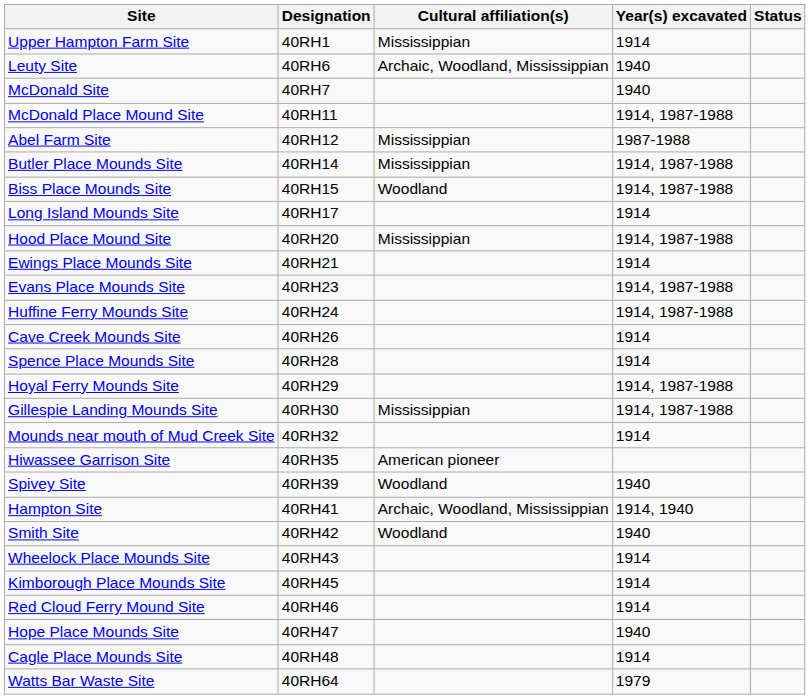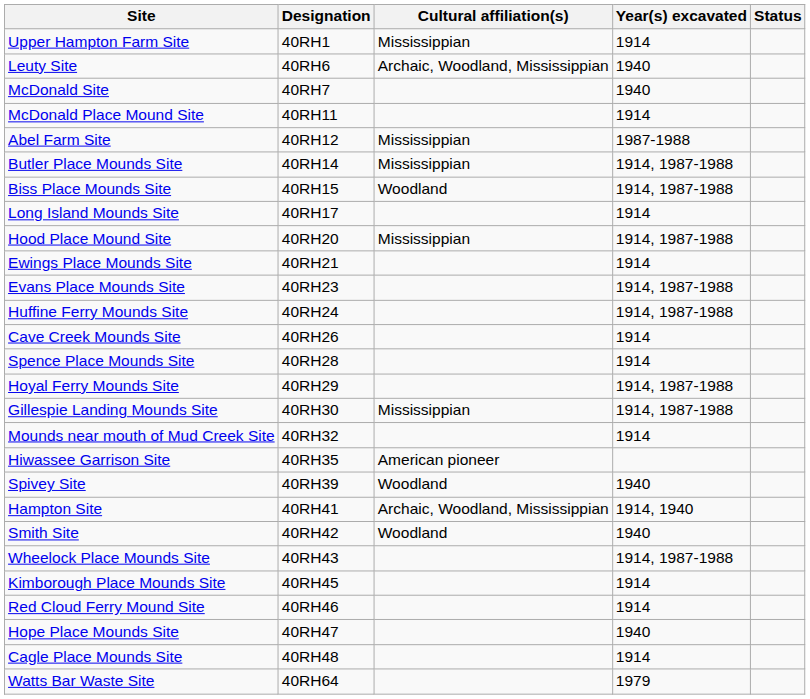(674, 115) 1914, 1987-1988 -> (633, 115) 1914
(633, 558) 1914 -> (674, 558) 1914, 1987-1988
